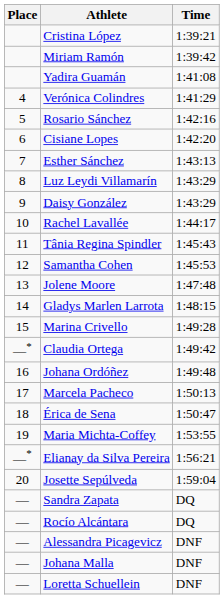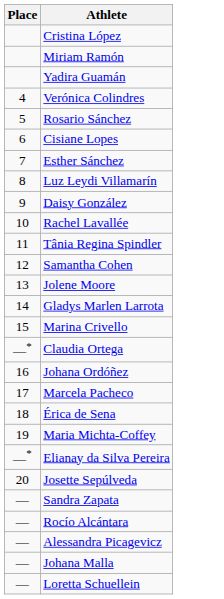- column: (196, 14)
